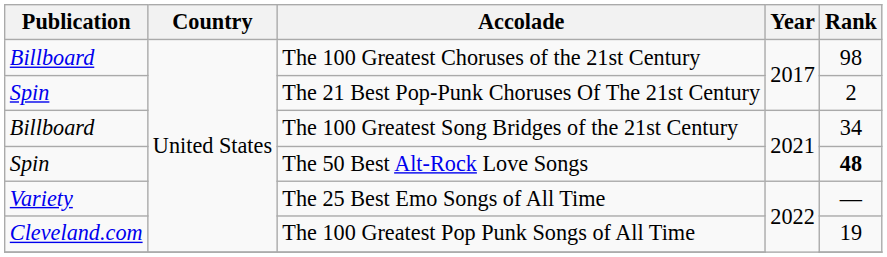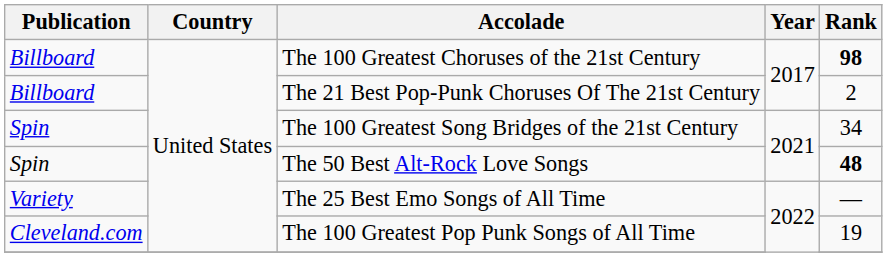(851, 57) normal -> (851, 57) bold
(30, 92) Spin -> (52, 92) Billboard
(52, 127) Billboard -> (30, 127) Spin
